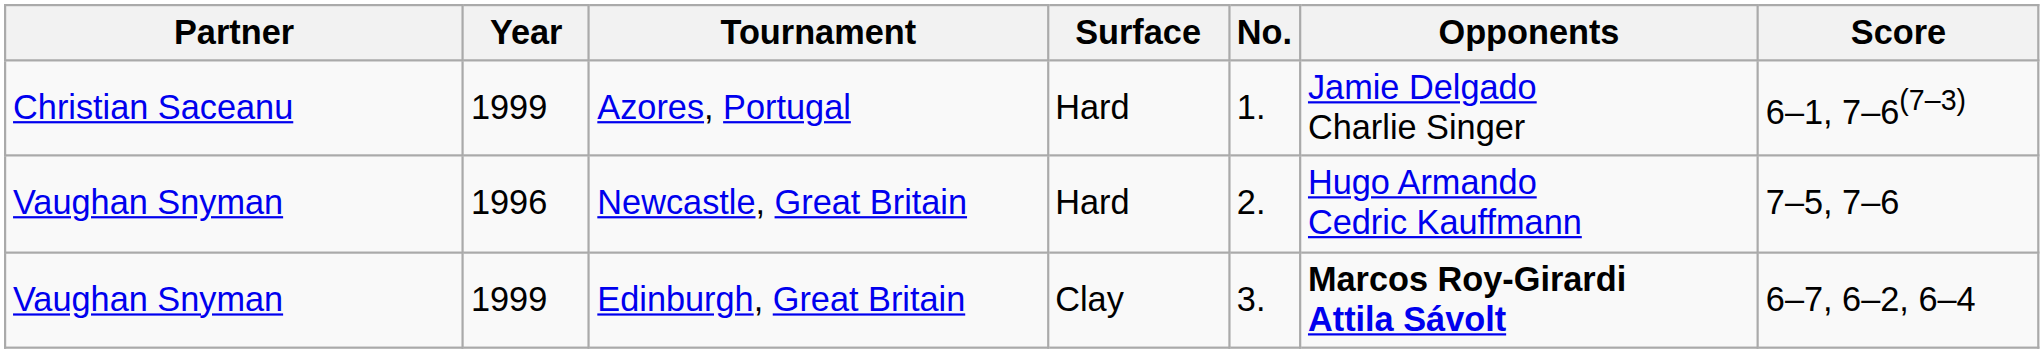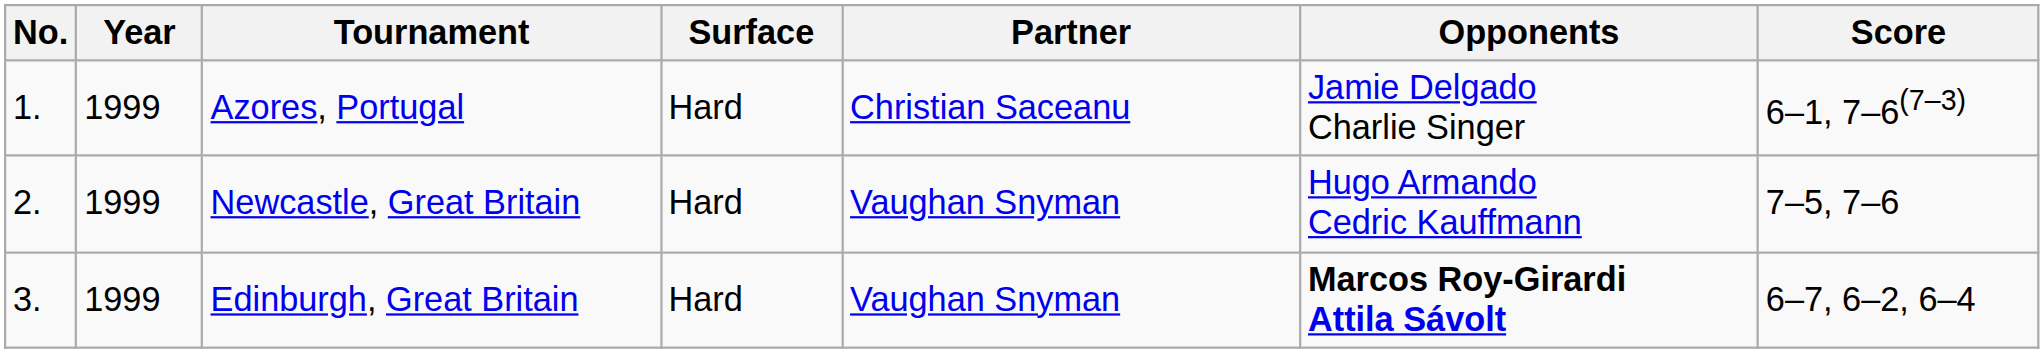columns swapped: (1264, 31) <-> (234, 31)
(509, 202) 1996 -> (122, 202) 1999
(1090, 298) Clay -> (706, 298) Hard
